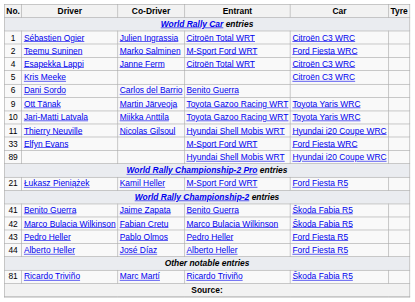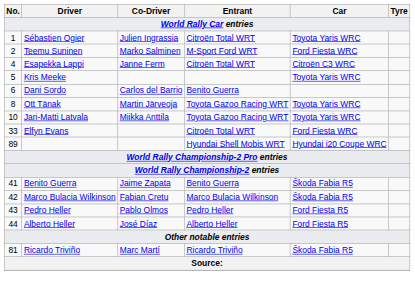(324, 37) Citroën C3 WRC -> (326, 37) Toyota Yaris WRC
(324, 77) Citroën C3 WRC -> (326, 77) Toyota Yaris WRC
(13, 104) 9 -> (13, 104) 8
- row: (53, 130)
(222, 143) M-Sport Ford WRT -> (221, 130) Citroën Total WRT
- row: (57, 183)
